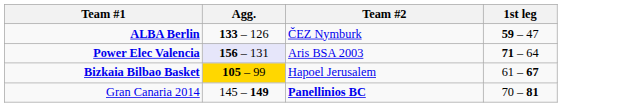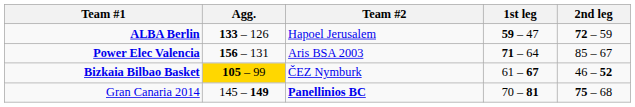+ column: (594, 14)
(325, 33) ČEZ Nymburk -> (332, 33) Hapoel Jerusalem
(244, 53) lavender background -> (244, 53) no background
(332, 72) Hapoel Jerusalem -> (325, 72) ČEZ Nymburk
